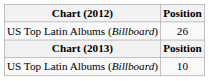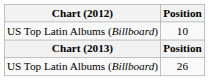rows swapped: (182, 66) <-> (182, 31)
